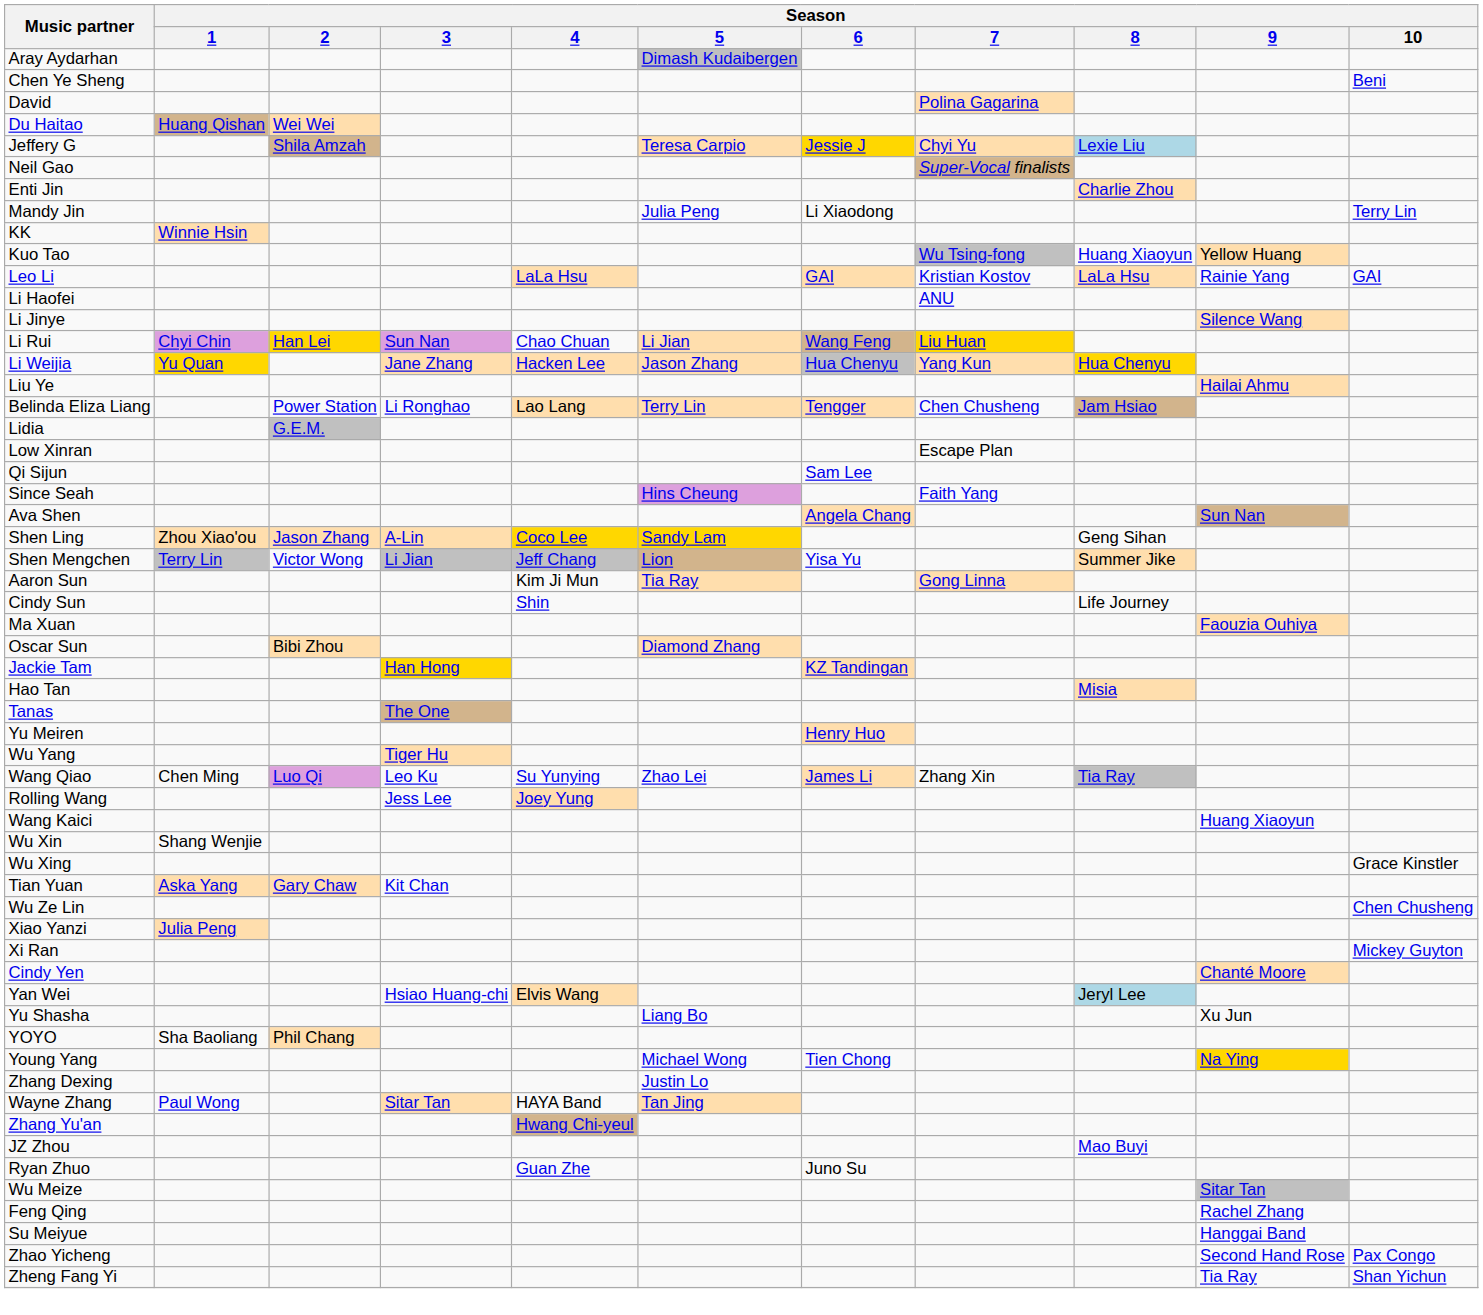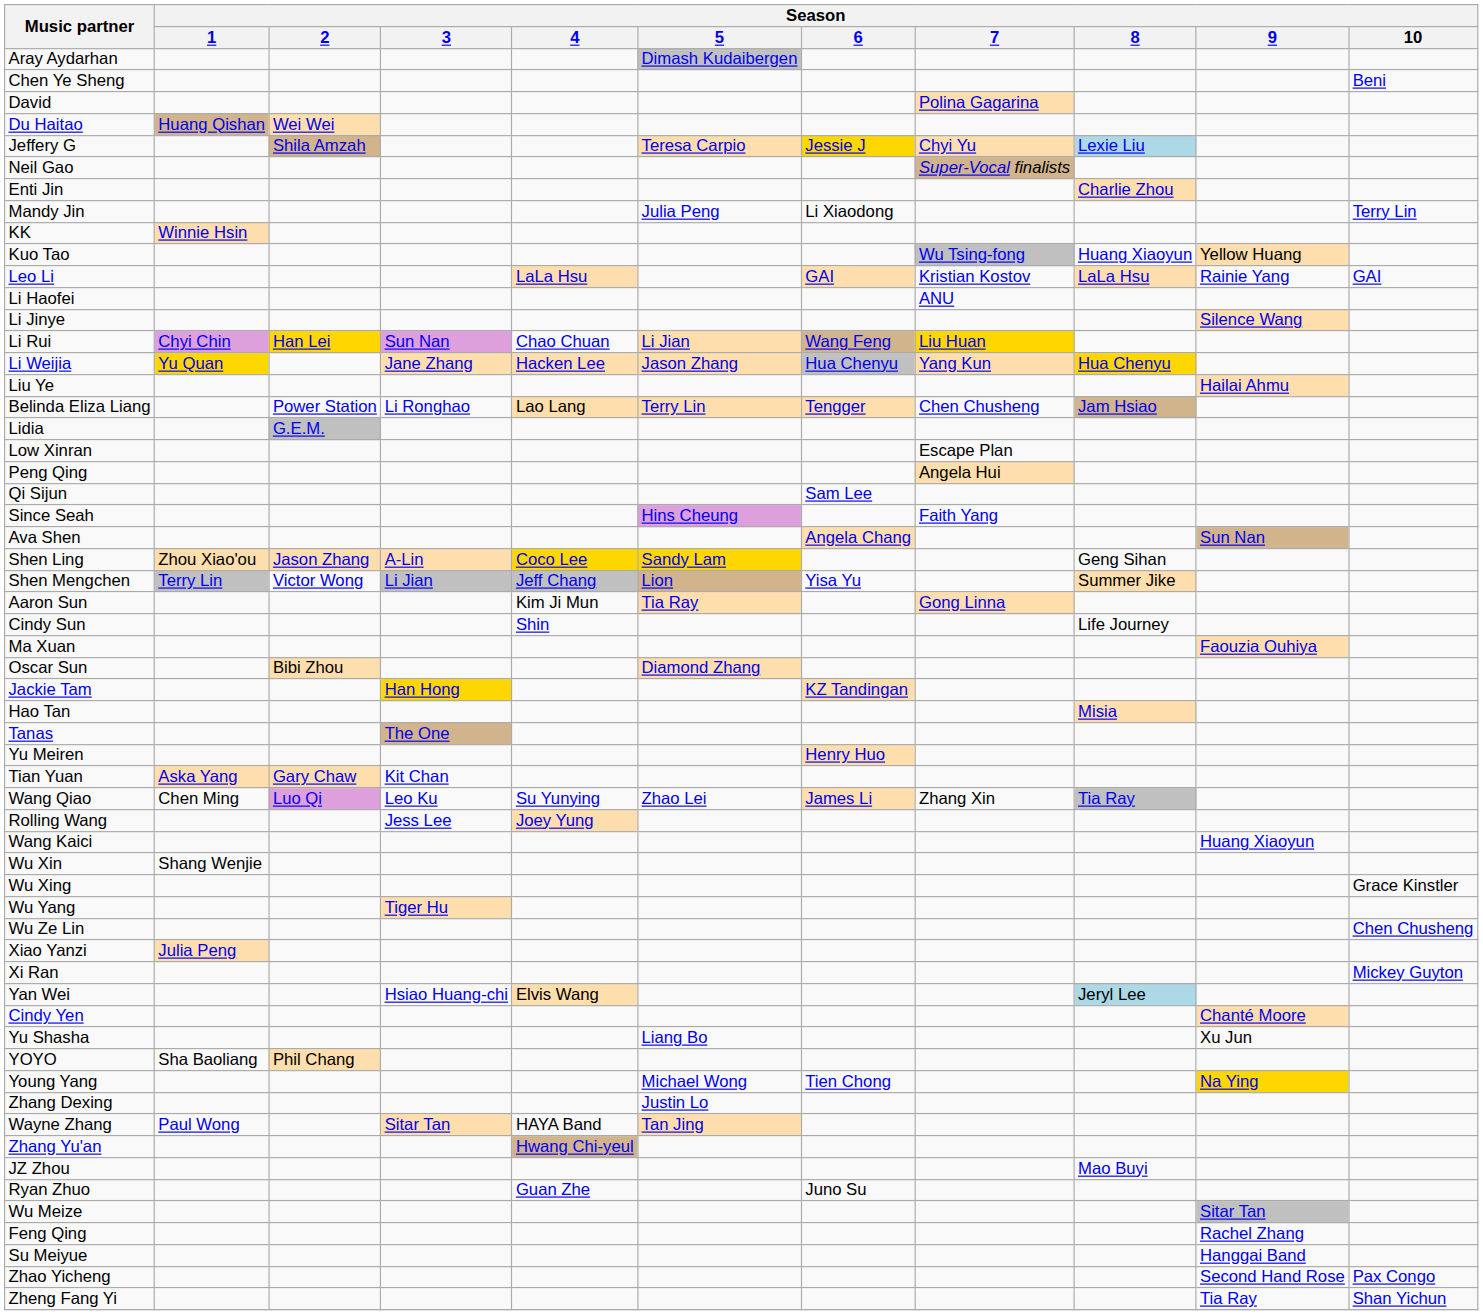+ row: (48, 473)
rows swapped: (46, 886) <-> (42, 755)
rows swapped: (46, 973) <-> (39, 995)
